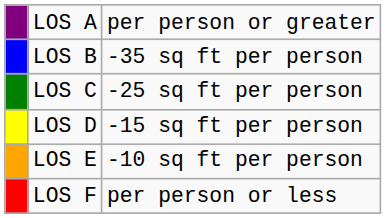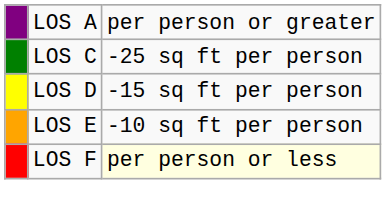- row: (65, 57)
(222, 196) no background -> (222, 161) lightyellow background
